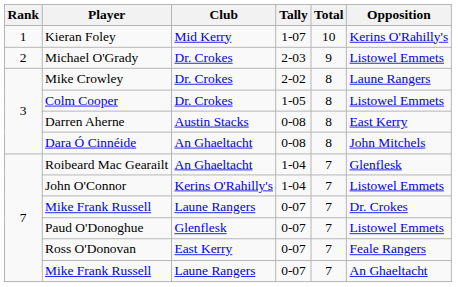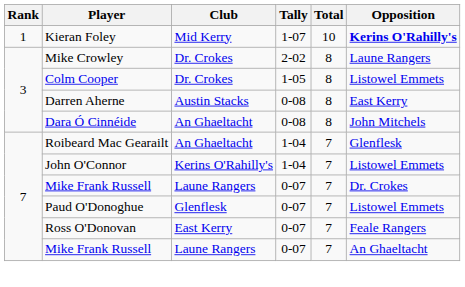(399, 36) normal -> (403, 36) bold
- row: (92, 57)
